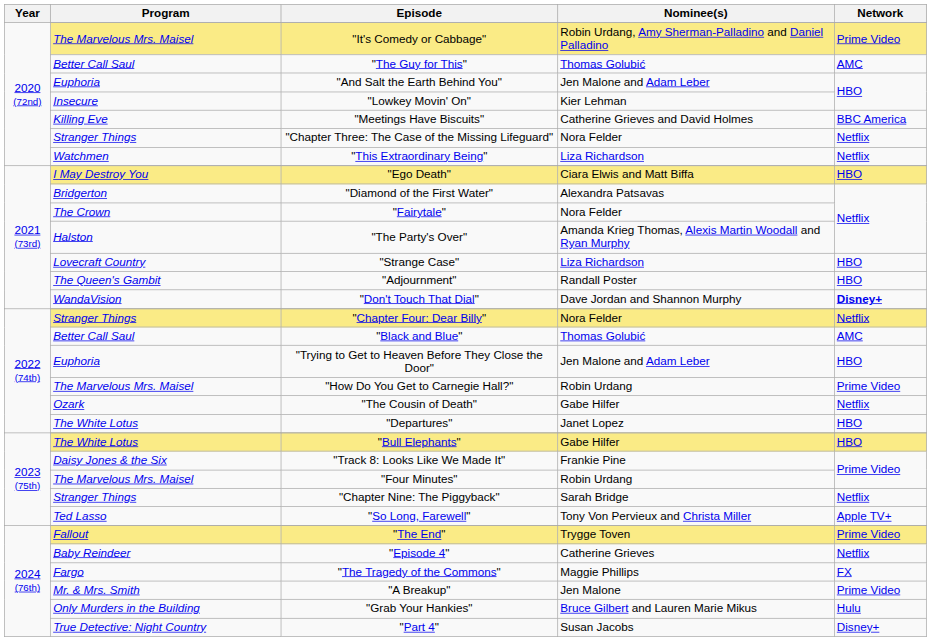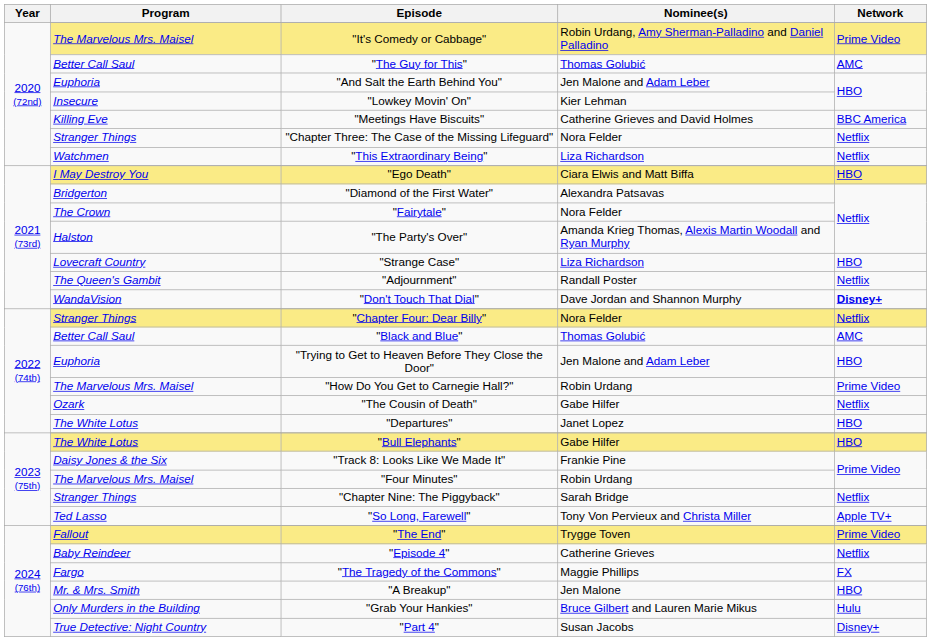(849, 280) HBO -> (853, 280) Netflix
(869, 590) Prime Video -> (849, 590) HBO
